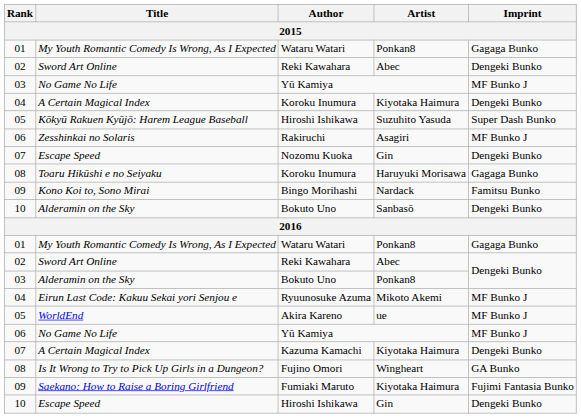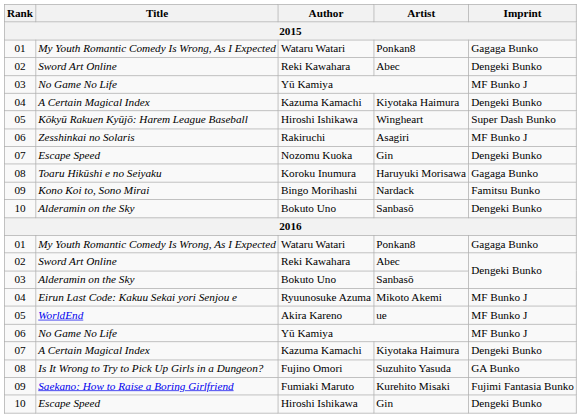(318, 102) Koroku Inumura -> (321, 102) Kazuma Kamachi
(414, 119) Suzuhito Yasuda -> (400, 119) Wingheart
(396, 279) Ponkan8 -> (395, 279) Sanbasō
(400, 368) Wingheart -> (414, 368) Suzuhito Yasuda
(418, 386) Kiyotaka Haimura -> (413, 386) Kurehito Misaki
